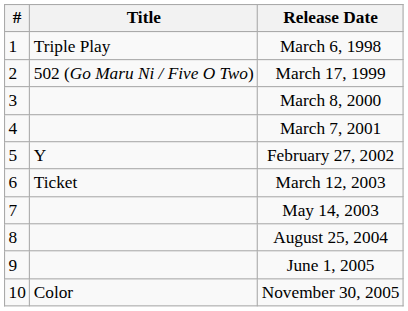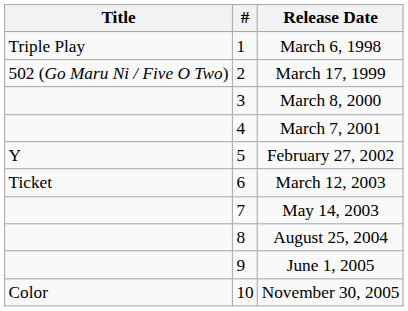columns swapped: (17, 18) <-> (144, 18)
